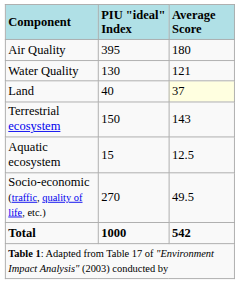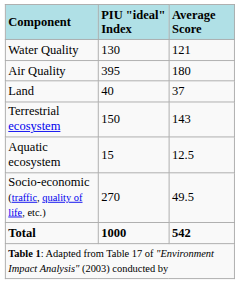rows swapped: (37, 50) <-> (43, 70)
(178, 91) lightyellow background -> (178, 91) no background
